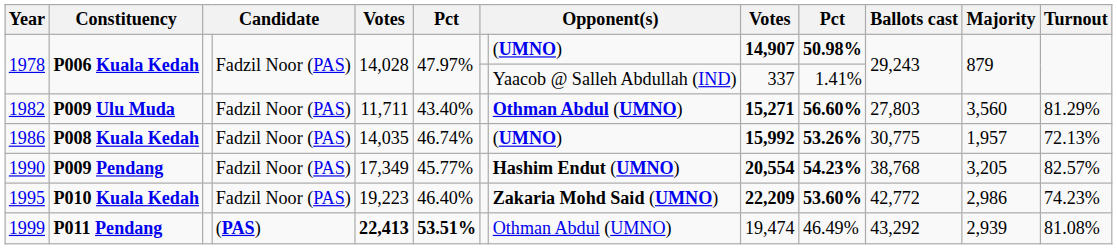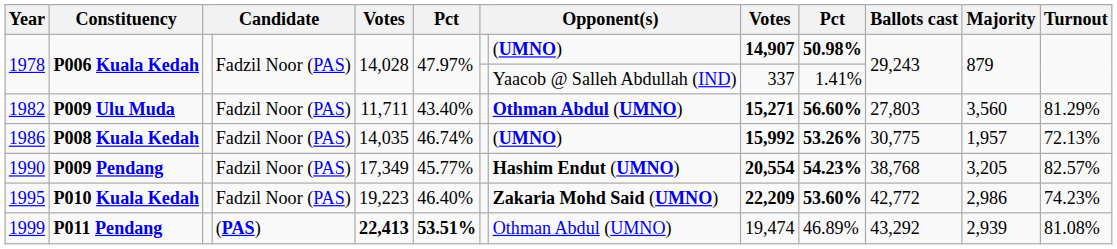(831, 228) 46.49% -> (831, 228) 46.89%
